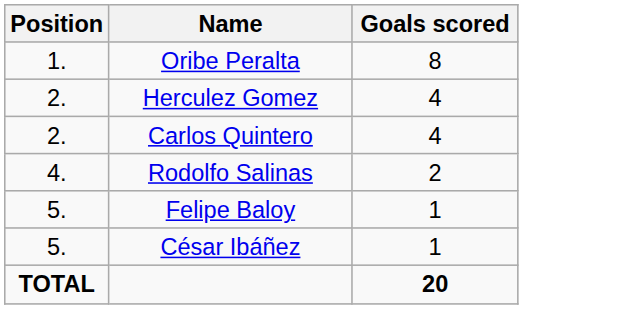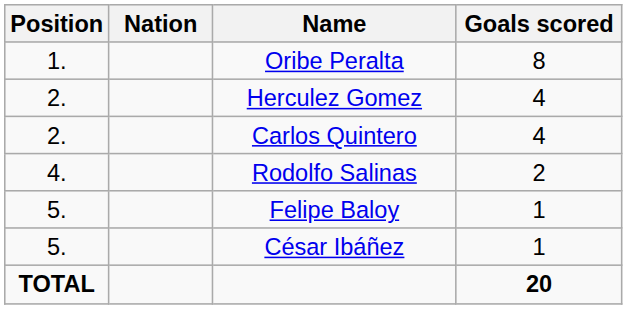+ column: (161, 24)
